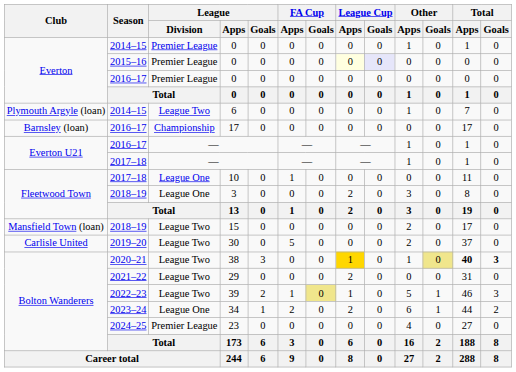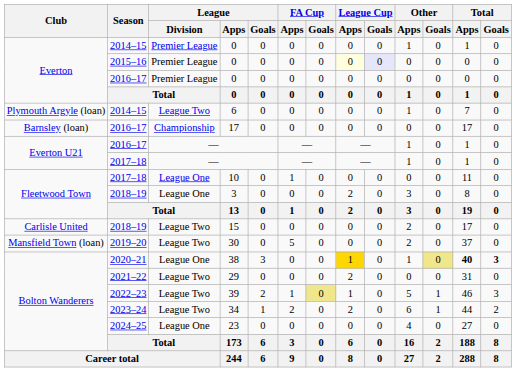(56, 227) Mansfield Town (loan) -> (56, 227) Carlisle United
(56, 243) Carlisle United -> (56, 243) Mansfield Town (loan)
(184, 260) League Two -> (184, 260) League One
(184, 309) League One -> (184, 309) League Two
(184, 326) Premier League -> (184, 326) League One
